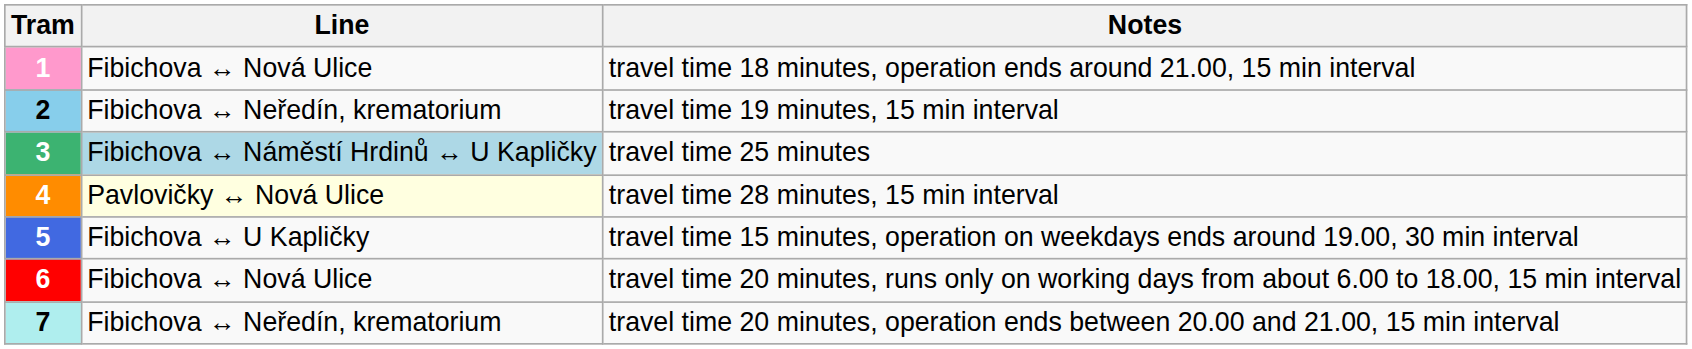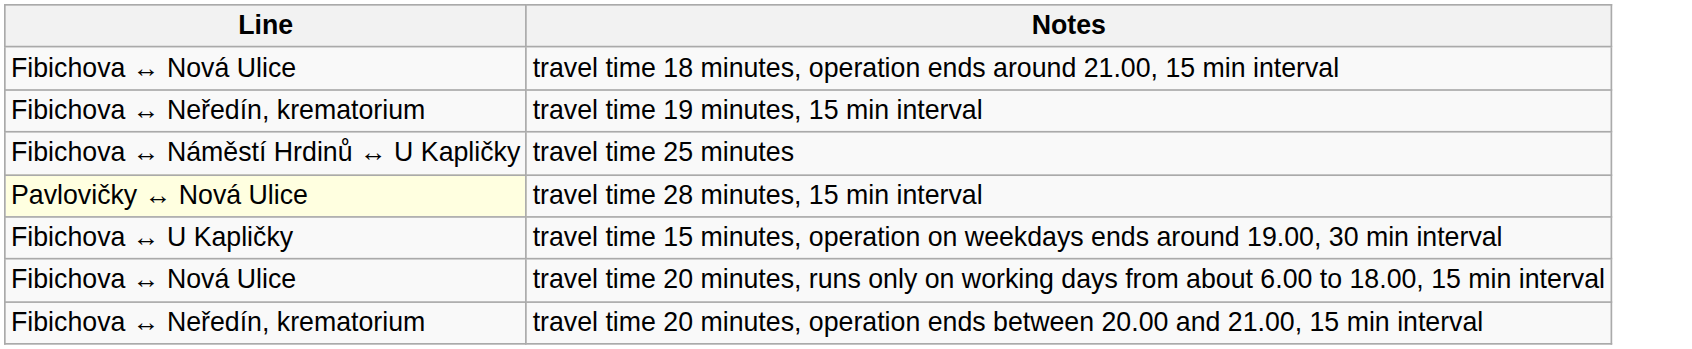- column: (43, 25)
(342, 152) lightblue background -> (266, 152) no background
